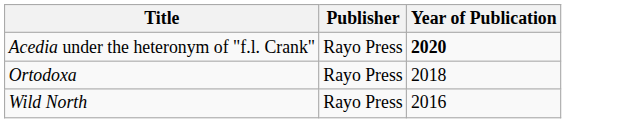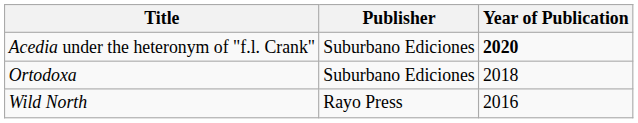(363, 46) Rayo Press -> (399, 46) Suburbano Ediciones
(363, 74) Rayo Press -> (399, 74) Suburbano Ediciones
